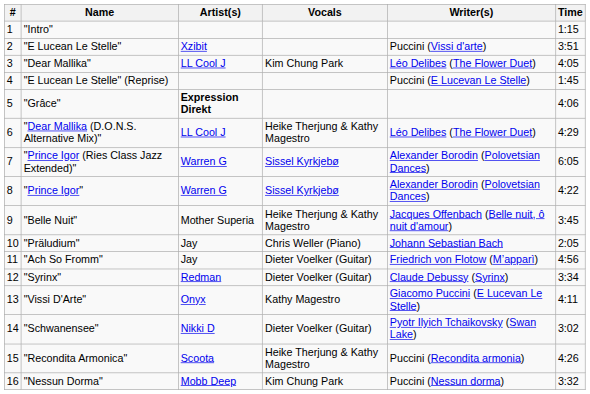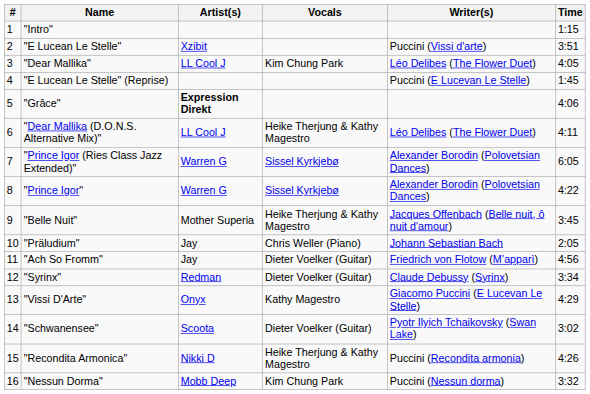(568, 133) 4:29 -> (568, 133) 4:11
(568, 300) 4:11 -> (568, 300) 4:29
(198, 329) Nikki D -> (197, 329) Scoota
(197, 358) Scoota -> (198, 358) Nikki D
